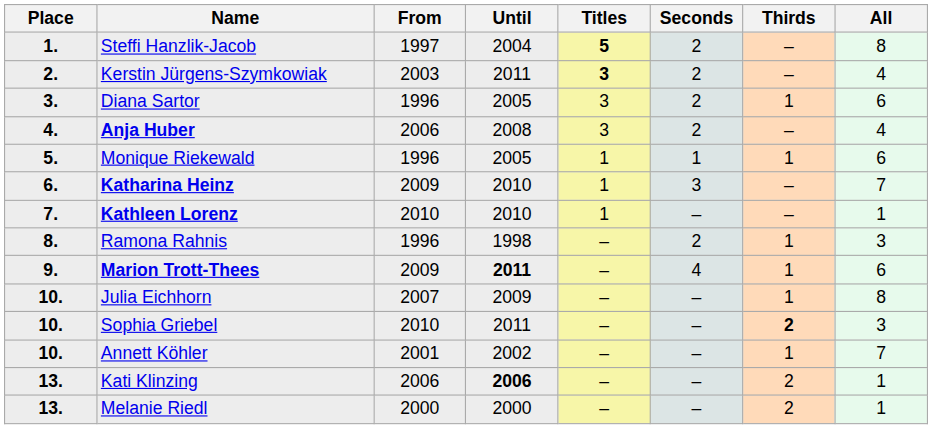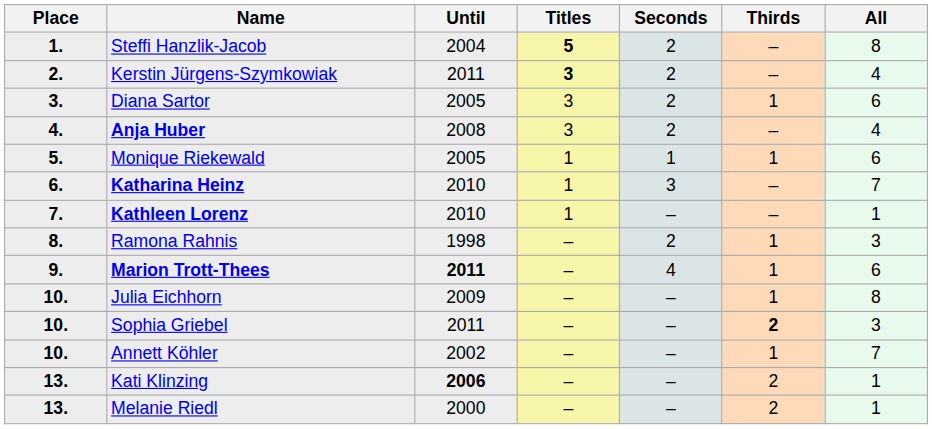- column: (420, 18)
